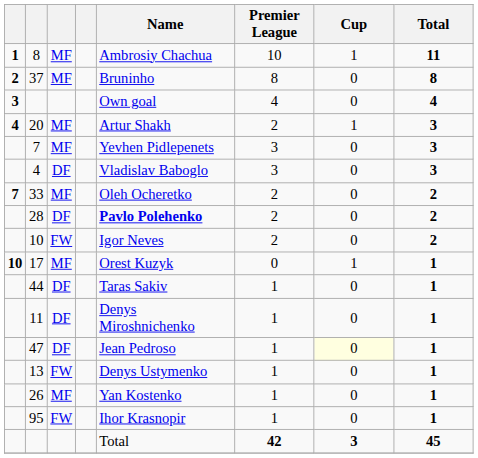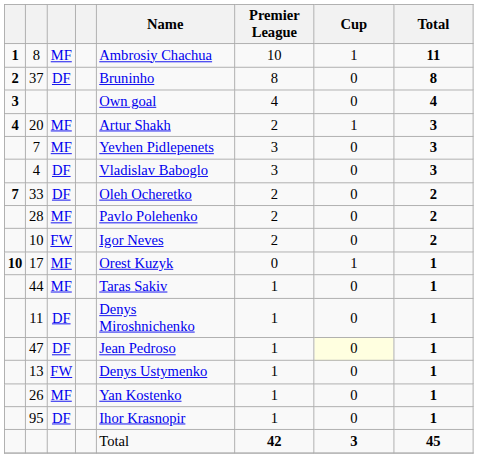(61, 78) MF -> (61, 78) DF
(61, 194) MF -> (61, 194) DF
(61, 217) DF -> (61, 217) MF
(151, 217) bold -> (148, 217) normal
(61, 286) DF -> (61, 286) MF
(61, 418) FW -> (61, 418) DF
